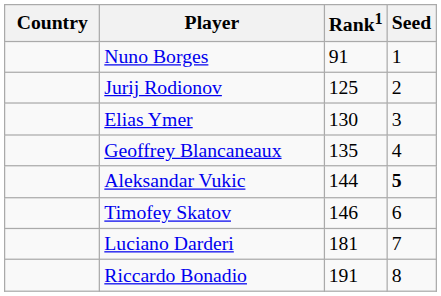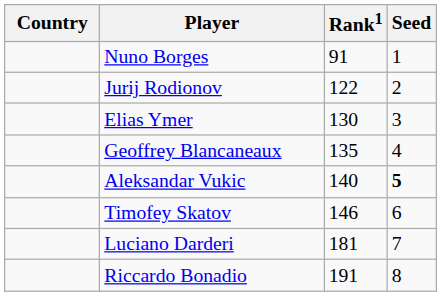(343, 87) 125 -> (343, 87) 122
(343, 181) 144 -> (343, 181) 140
